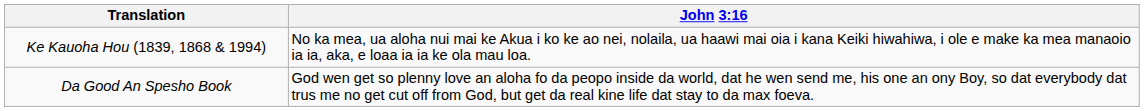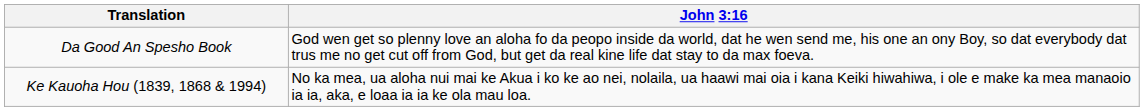rows swapped: (146, 47) <-> (146, 86)
